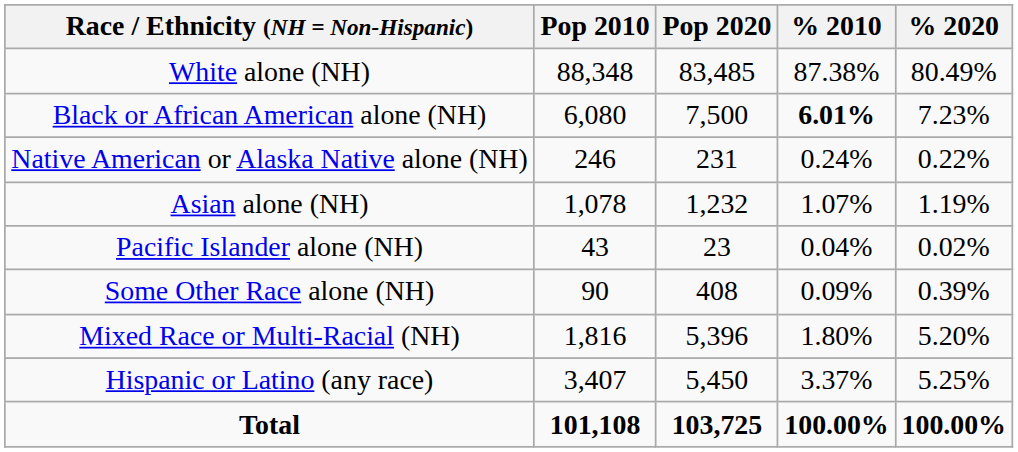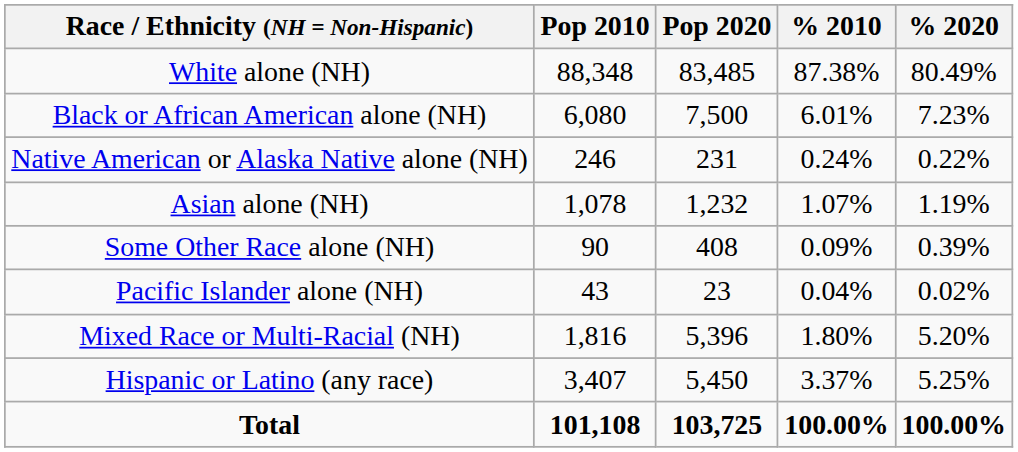(837, 114) bold -> (836, 114) normal
rows swapped: (269, 247) <-> (269, 291)
